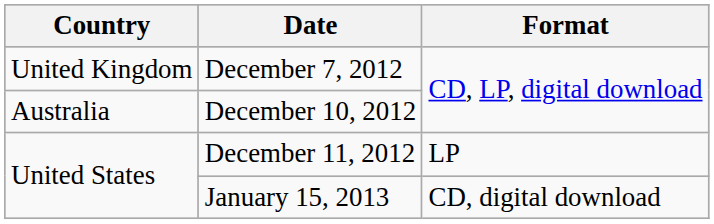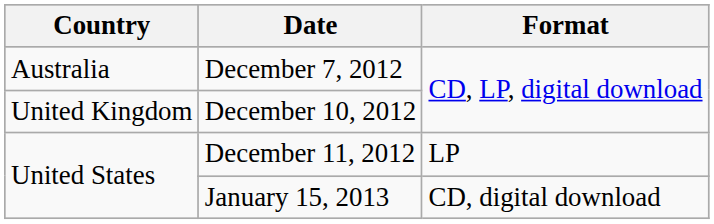(102, 68) United Kingdom -> (60, 68) Australia
(60, 111) Australia -> (102, 111) United Kingdom
